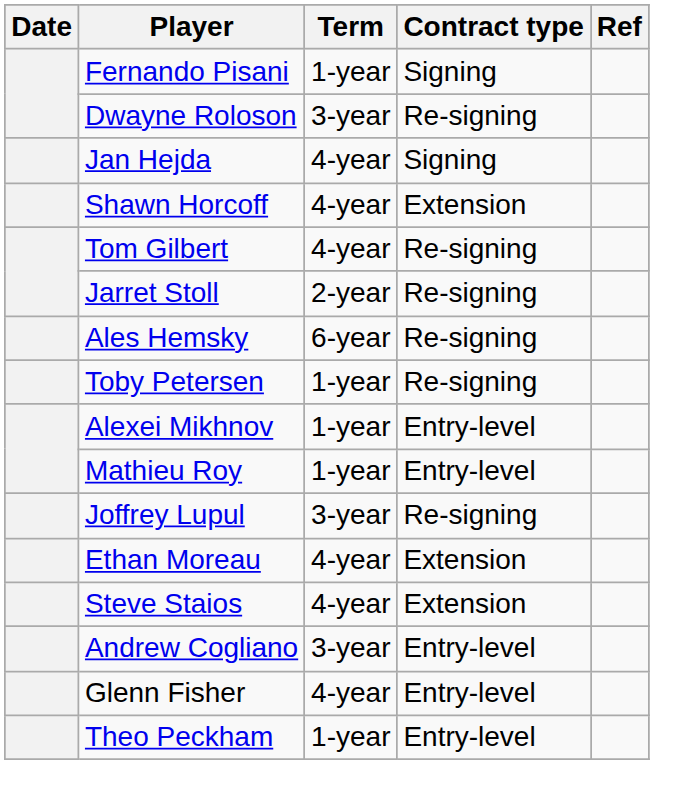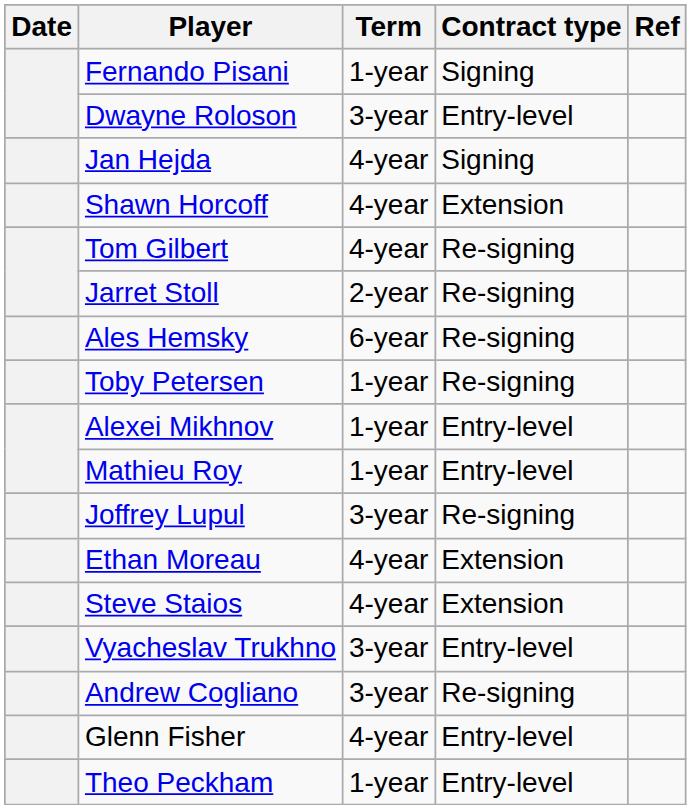(470, 115) Re-signing -> (507, 115) Entry-level
+ row: (210, 648)
(470, 648) Entry-level -> (508, 692) Re-signing
